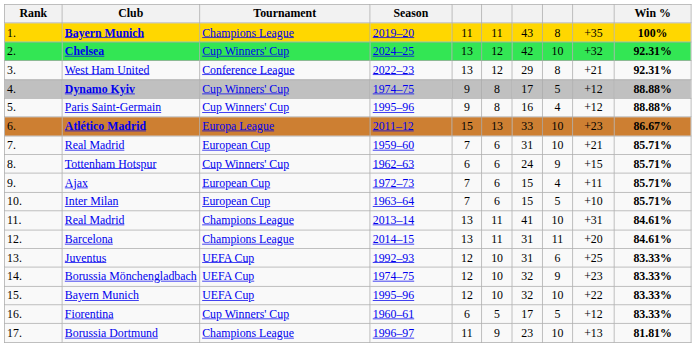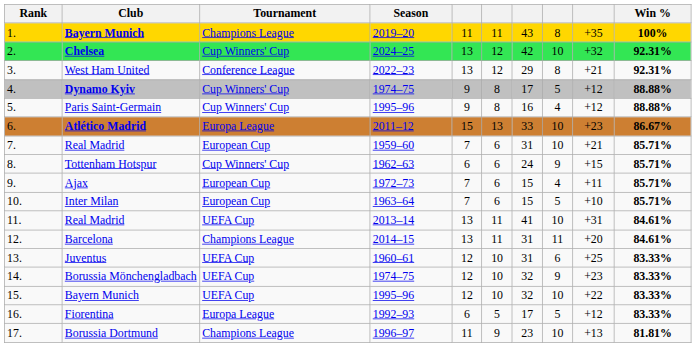(248, 220) Champions League -> (228, 220) UEFA Cup
(393, 257) 1992–93 -> (393, 257) 1960–61
(246, 314) Cup Winners' Cup -> (238, 314) Europa League
(393, 314) 1960–61 -> (393, 314) 1992–93
